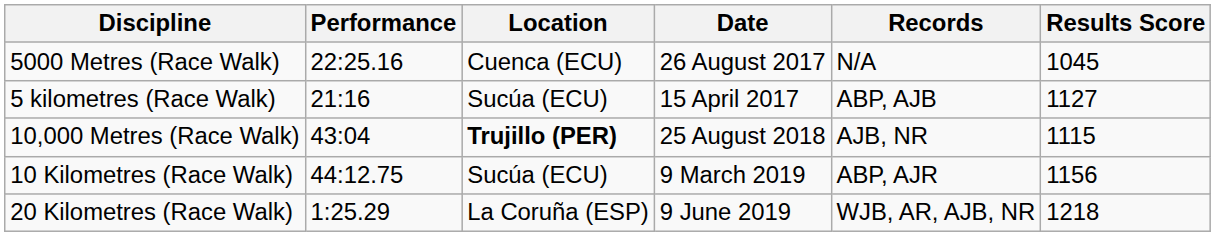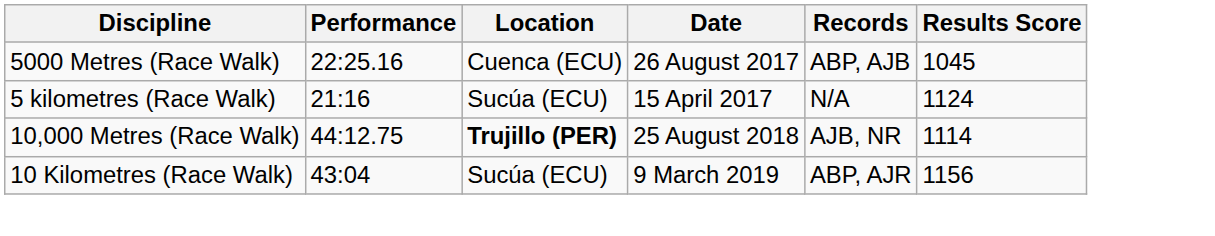(856, 61) N/A -> (860, 61) ABP, AJB
(887, 99) ABP, AJB -> (830, 99) N/A
(1072, 99) 1127 -> (948, 99) 1124
(340, 136) 43:04 -> (357, 136) 44:12.75
(1071, 136) 1115 -> (947, 136) 1114
(357, 174) 44:12.75 -> (340, 174) 43:04
- row: (152, 212)
